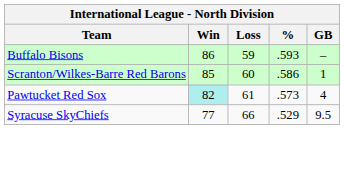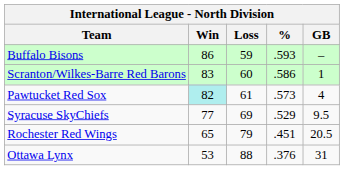(208, 74) 85 -> (208, 74) 83
(248, 114) 66 -> (246, 114) 69
+ row: (62, 134)
+ row: (40, 154)
